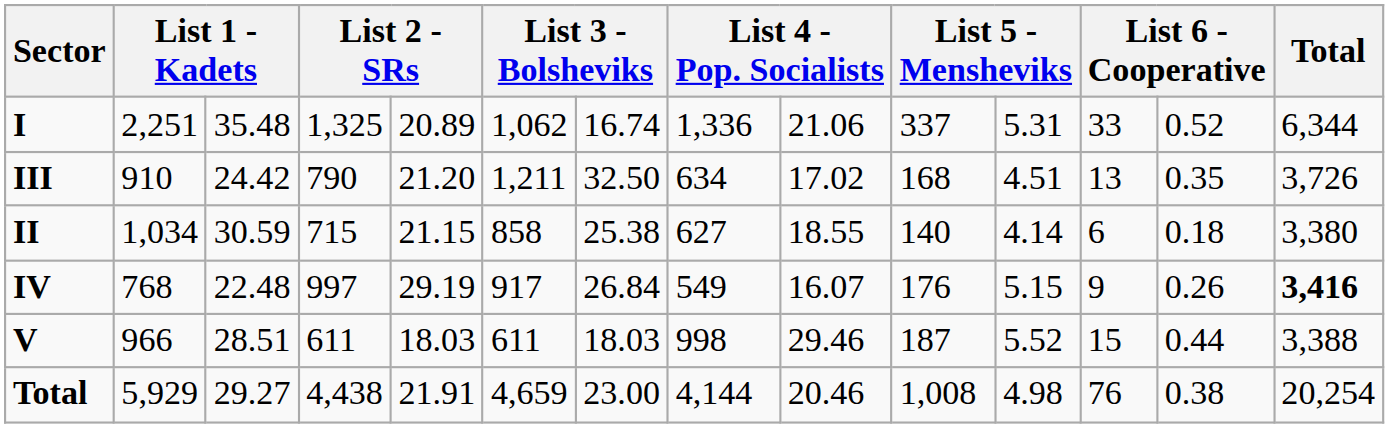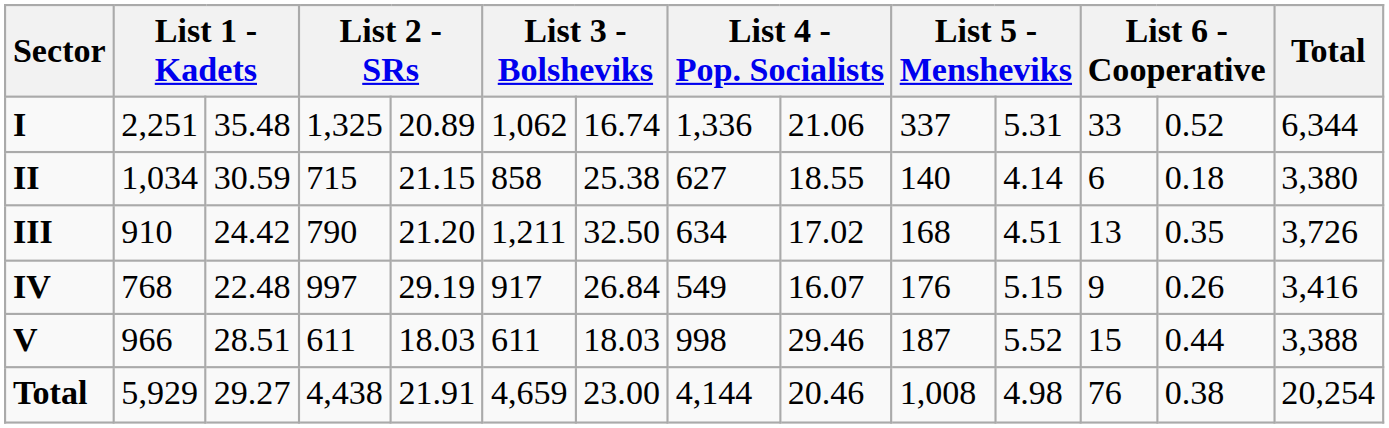rows swapped: (26, 232) <-> (33, 177)
(1320, 286) bold -> (1320, 286) normal
